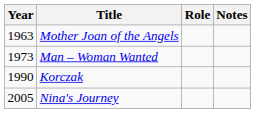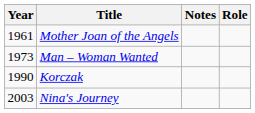columns swapped: (197, 14) <-> (232, 14)
(21, 35) 1963 -> (21, 35) 1961
(21, 98) 2005 -> (21, 98) 2003
